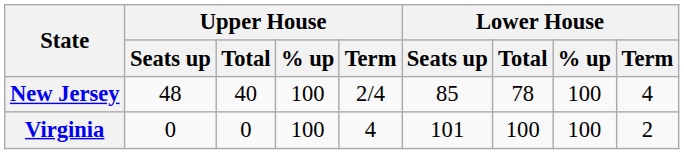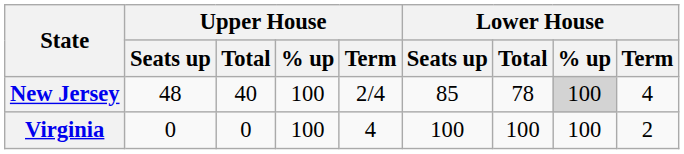(584, 93) no background -> (584, 93) lightgrey background
(447, 129) 101 -> (447, 129) 100
